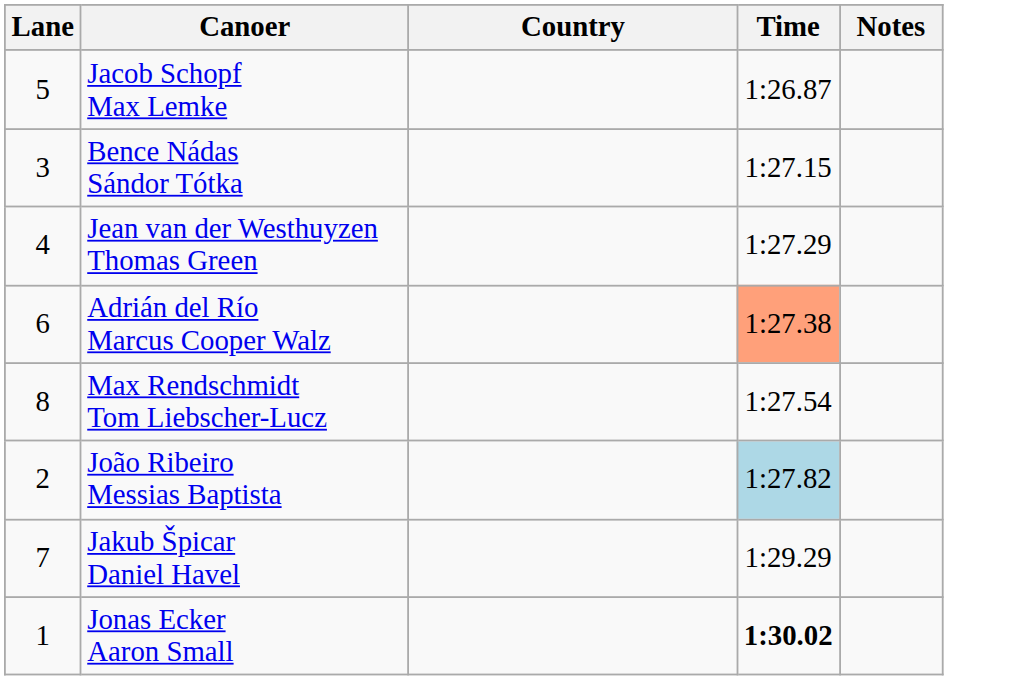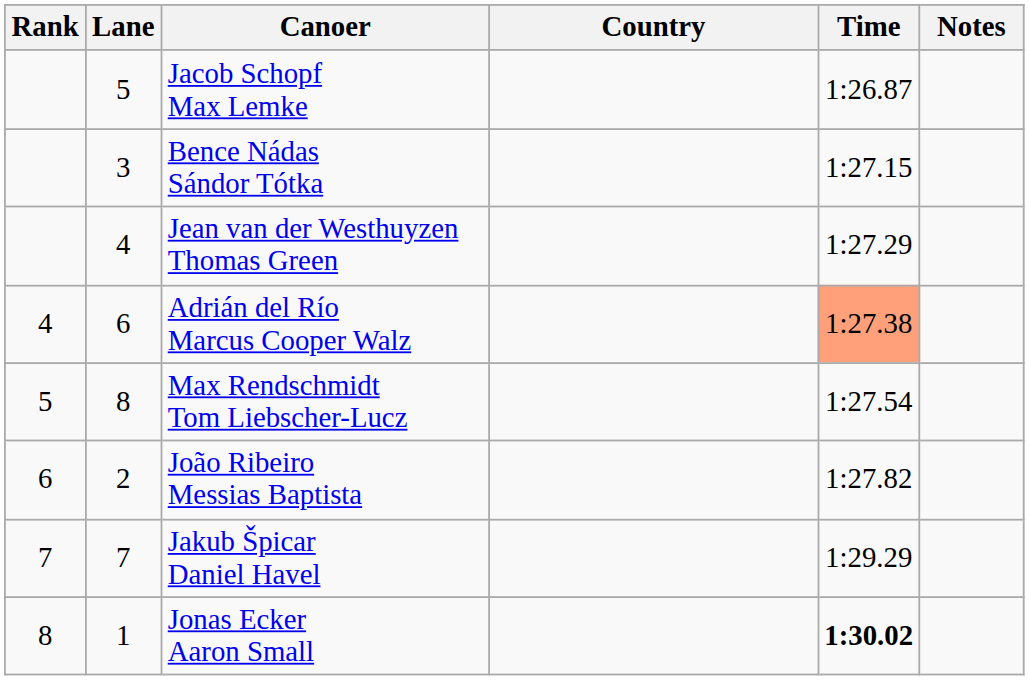+ column: (45, 27)
(788, 479) lightblue background -> (869, 479) no background
